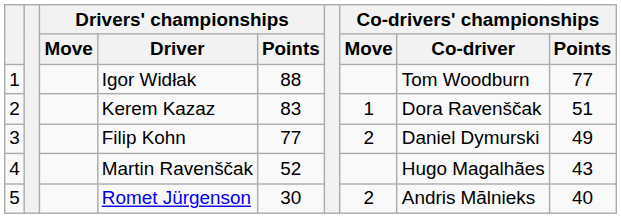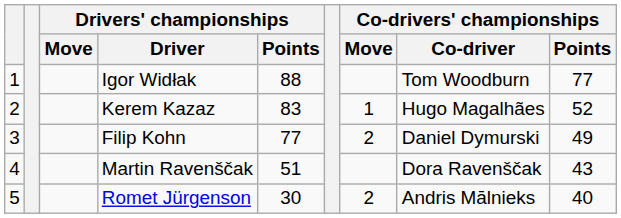(472, 109) Dora Ravenščak -> (473, 109) Hugo Magalhães
(582, 109) 51 -> (582, 109) 52
(291, 168) 52 -> (291, 168) 51
(473, 168) Hugo Magalhães -> (472, 168) Dora Ravenščak
